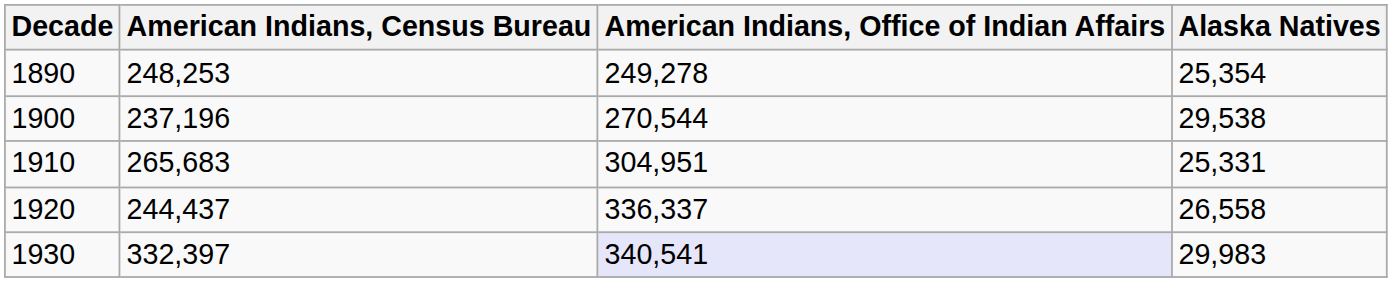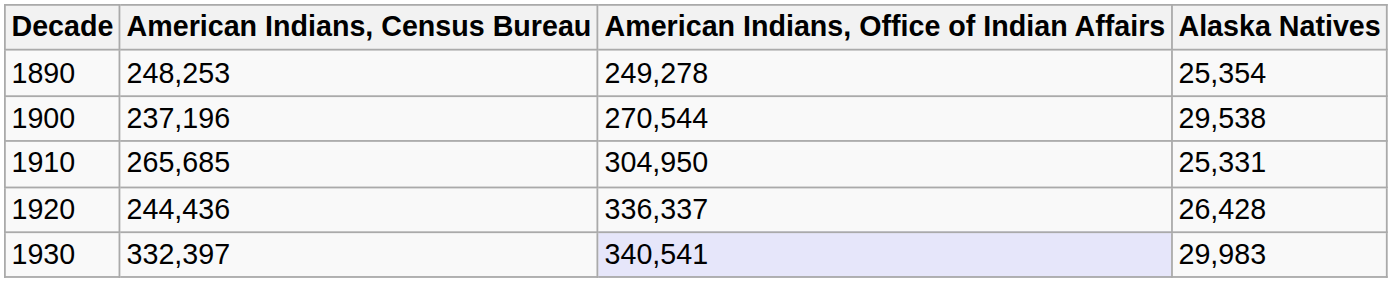(178, 163) 265,683 -> (178, 163) 265,685
(656, 163) 304,951 -> (656, 163) 304,950
(178, 208) 244,437 -> (178, 208) 244,436
(1222, 208) 26,558 -> (1222, 208) 26,428
